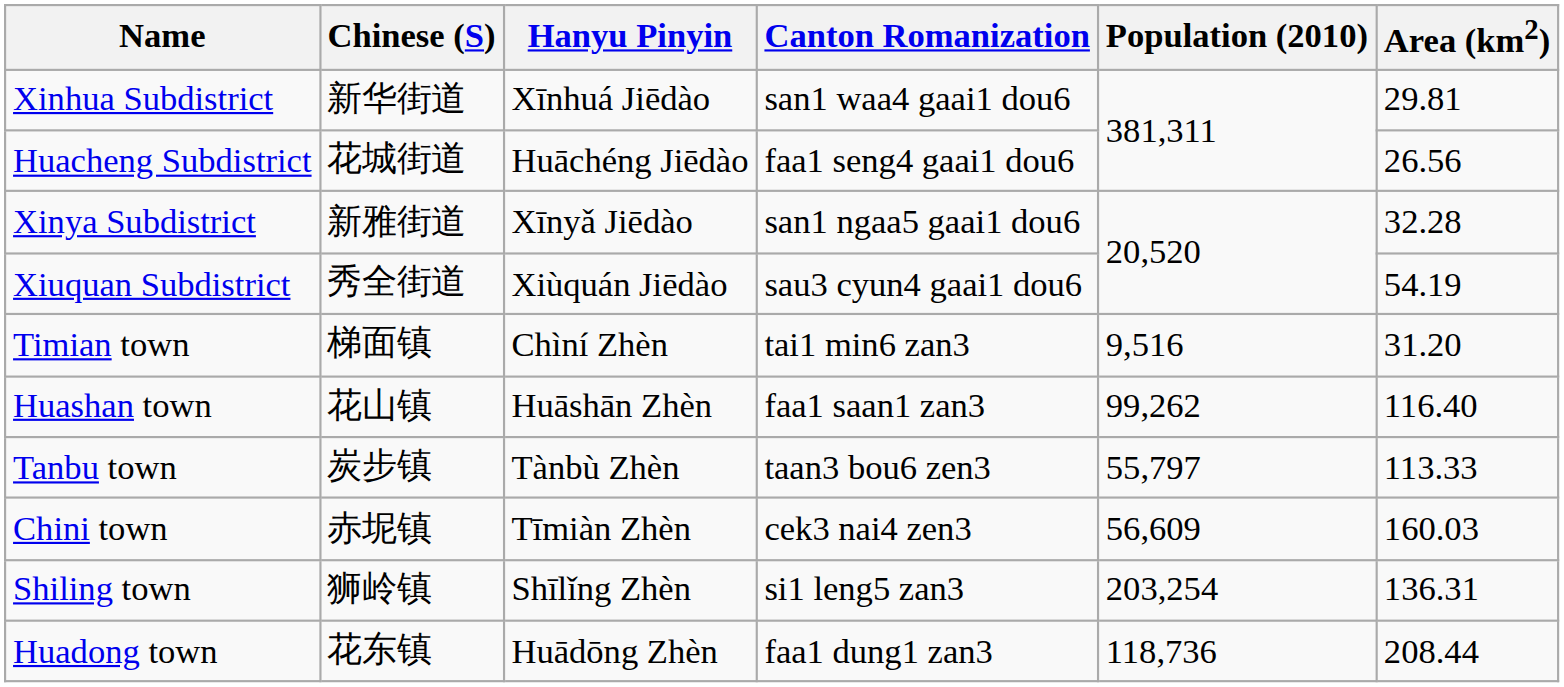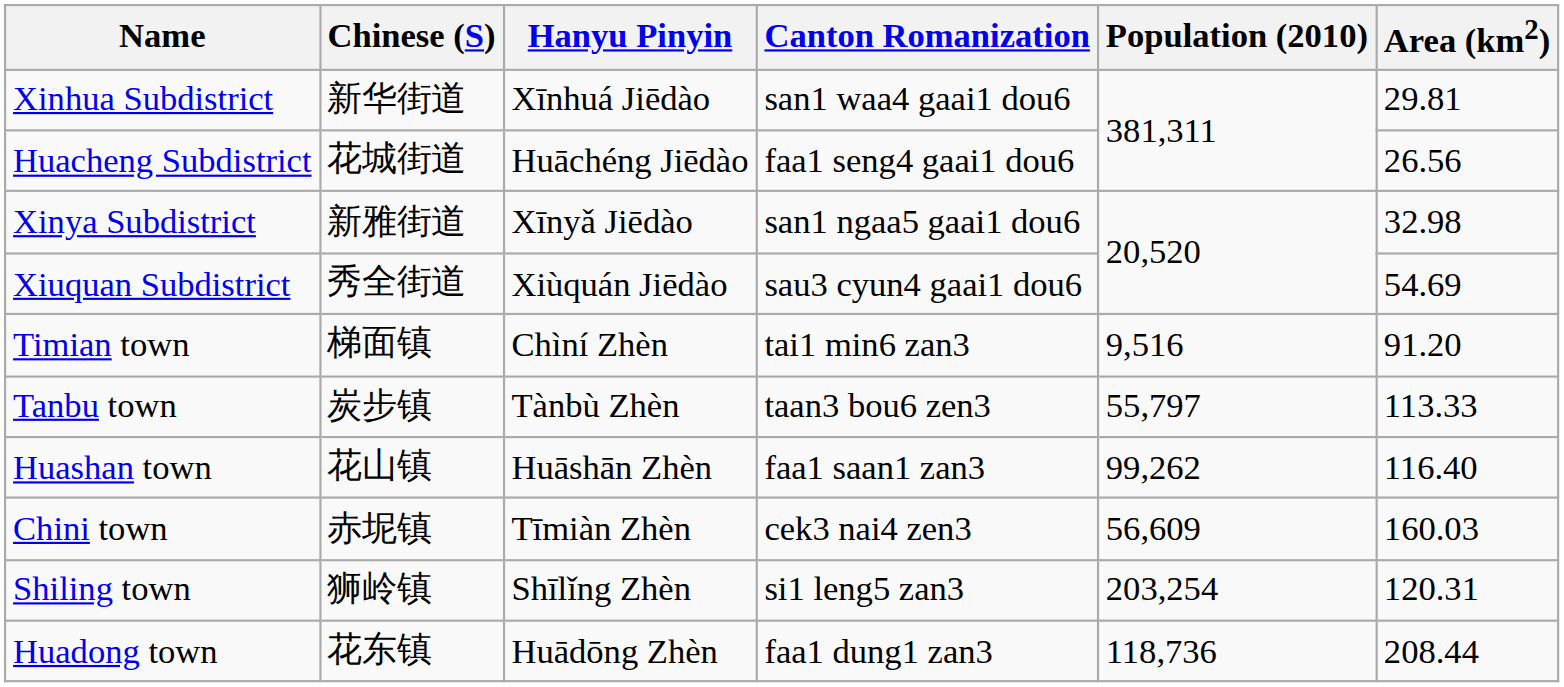(1423, 221) 32.28 -> (1423, 221) 32.98
(1423, 283) 54.19 -> (1423, 283) 54.69
(1423, 344) 31.20 -> (1423, 344) 91.20
rows swapped: (112, 405) <-> (95, 467)
(1431, 589) 136.31 -> (1431, 589) 120.31
